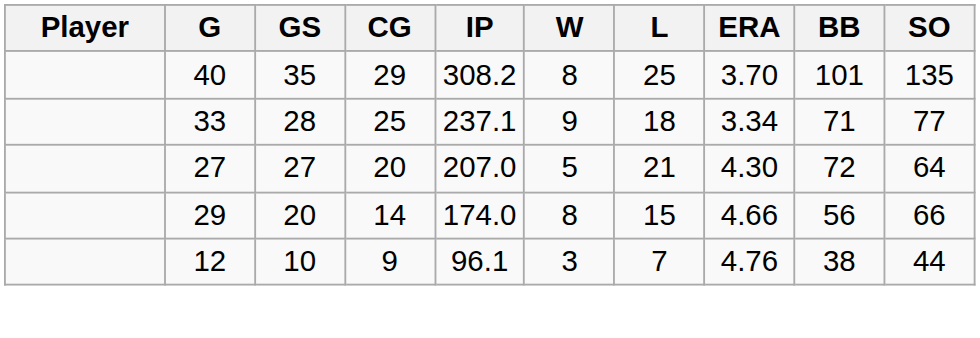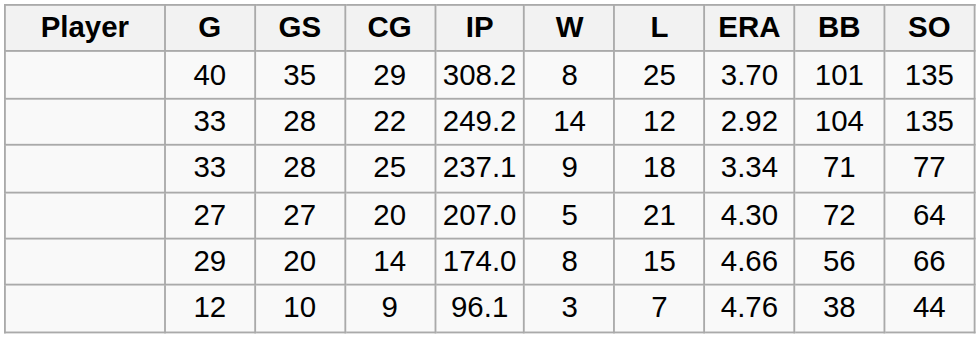+ row: (390, 121)
